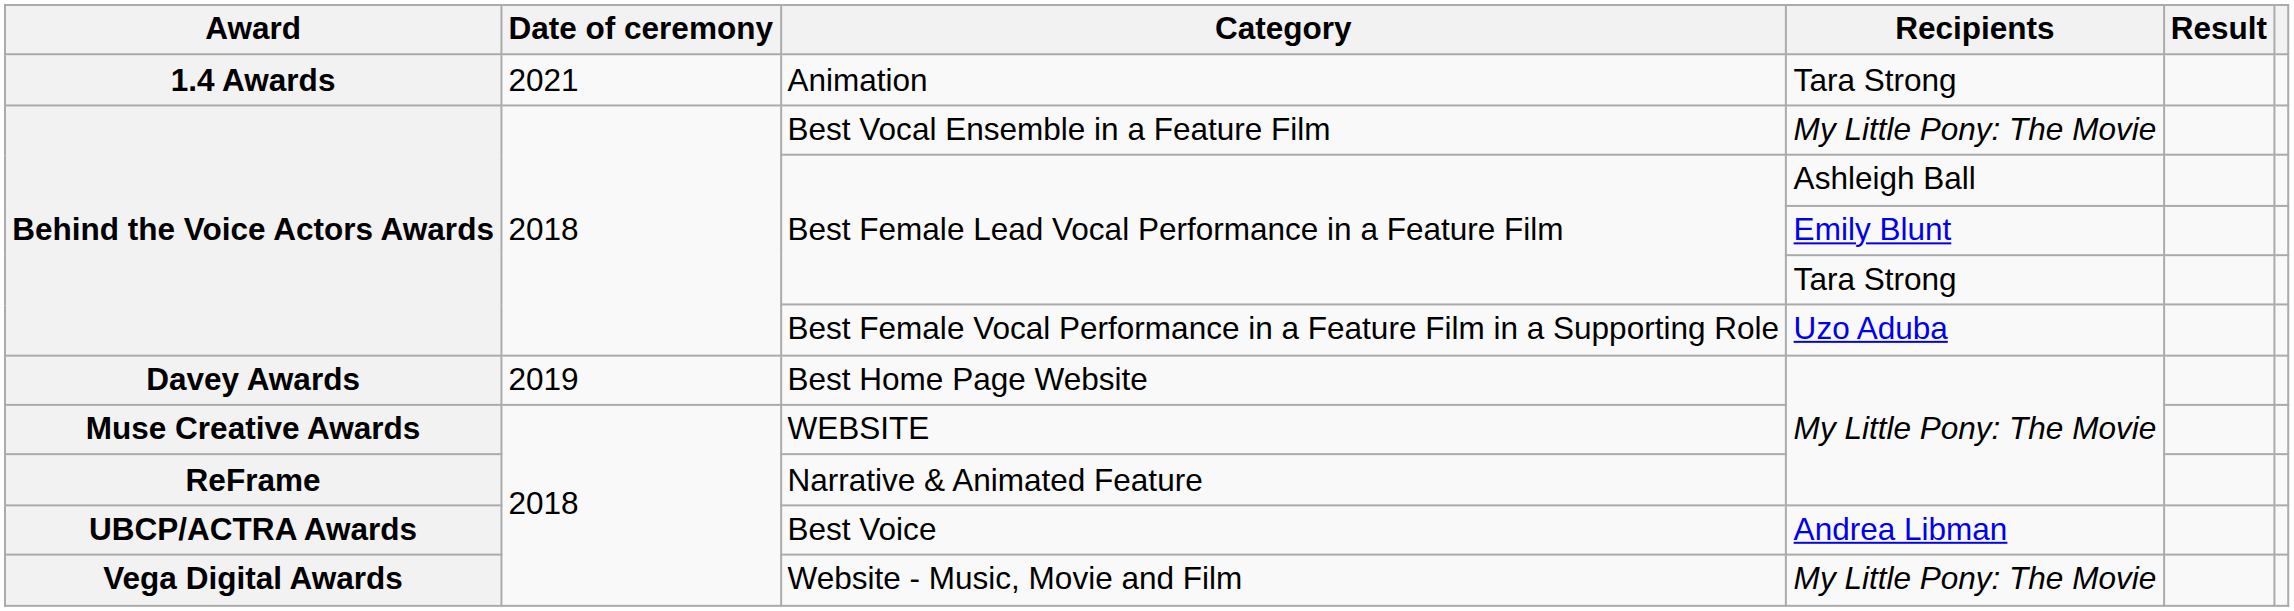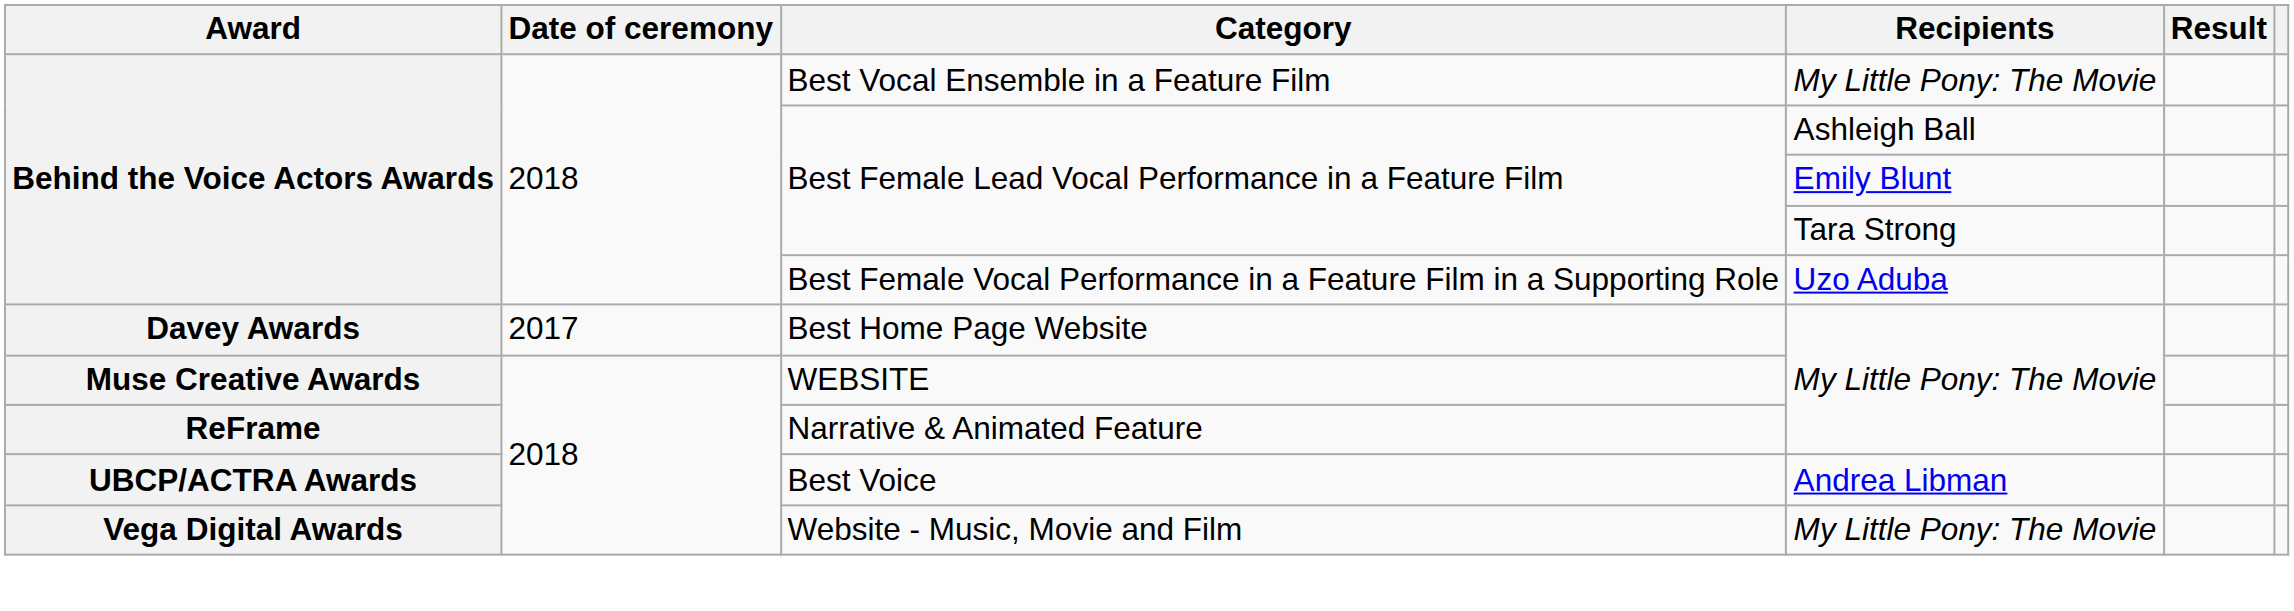- row: (858, 79)
(544, 379) 2019 -> (544, 329) 2017
